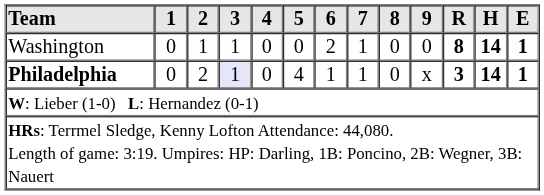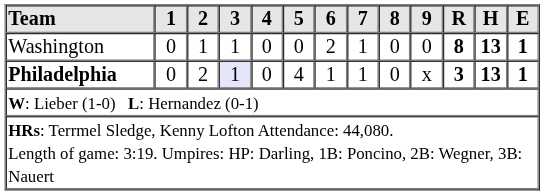(491, 46) 14 -> (491, 46) 13
(491, 74) 14 -> (491, 74) 13
